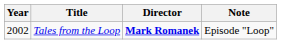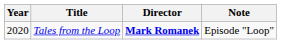(18, 30) 2002 -> (18, 30) 2020
